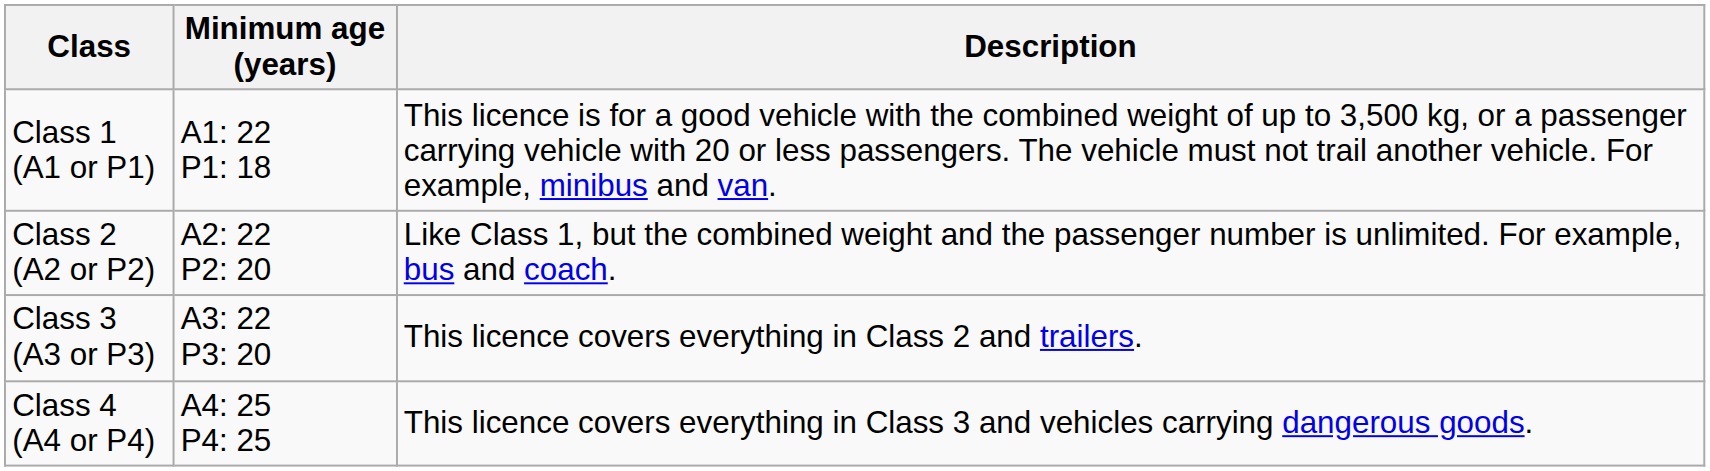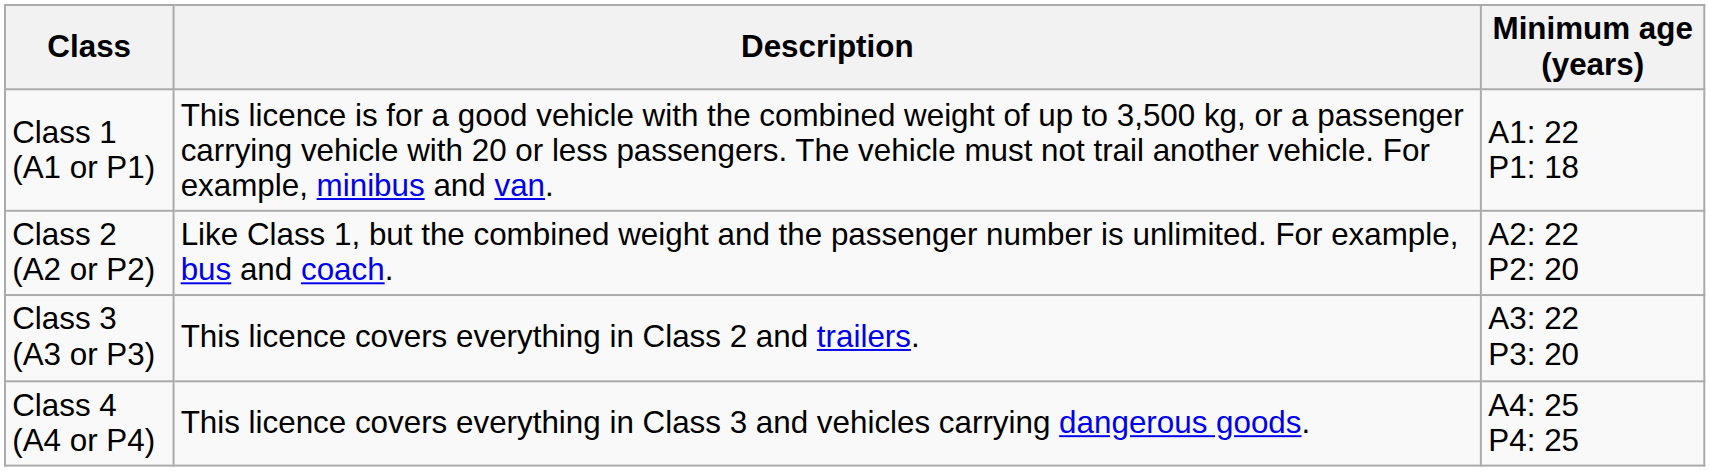columns swapped: (285, 47) <-> (1050, 47)
